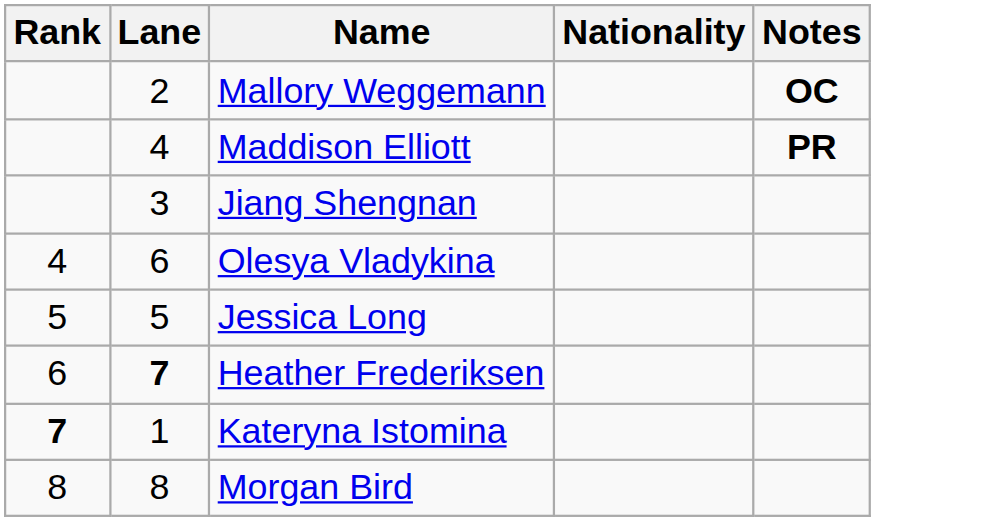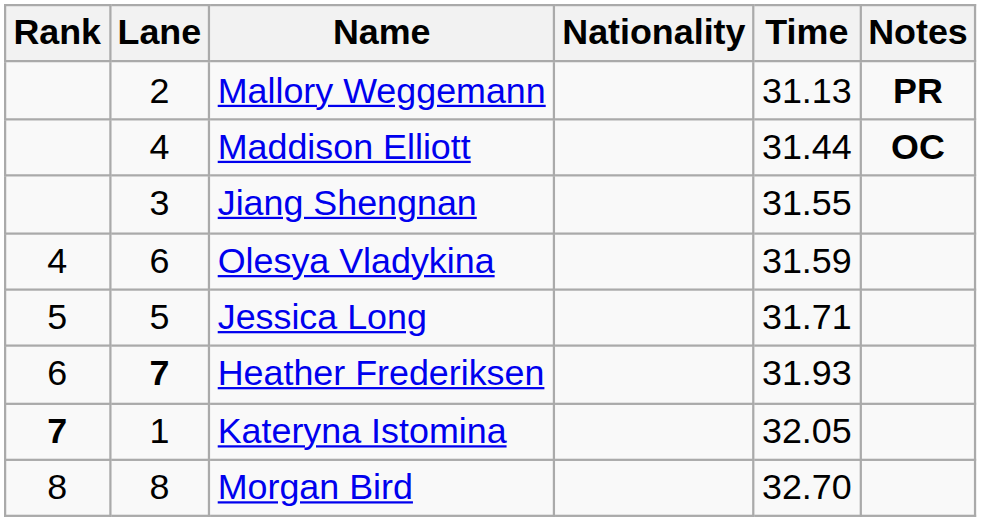+ column: (807, 32)
(812, 89) OC -> (918, 89) PR
(812, 146) PR -> (918, 146) OC
